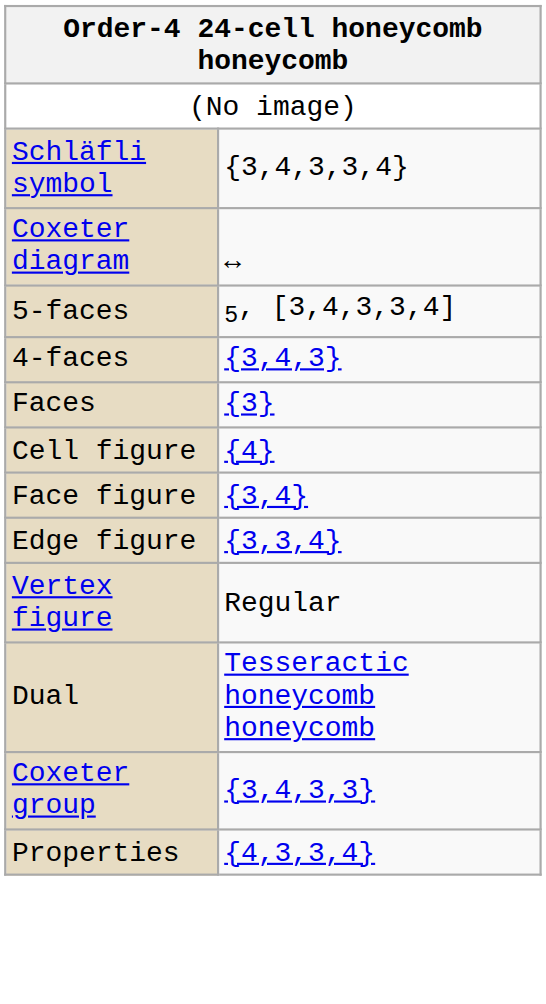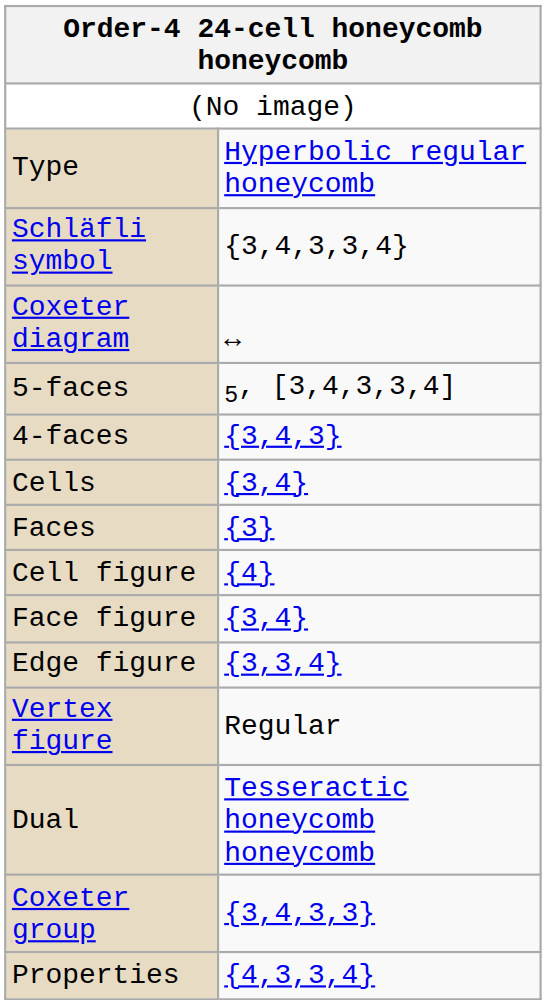+ row: (45, 168)
+ row: (54, 482)
